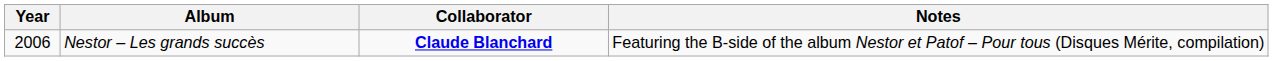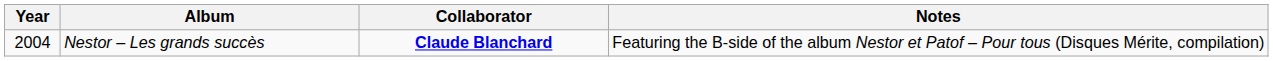(32, 42) 2006 -> (32, 42) 2004
